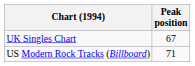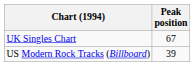(171, 54) 71 -> (171, 54) 39
